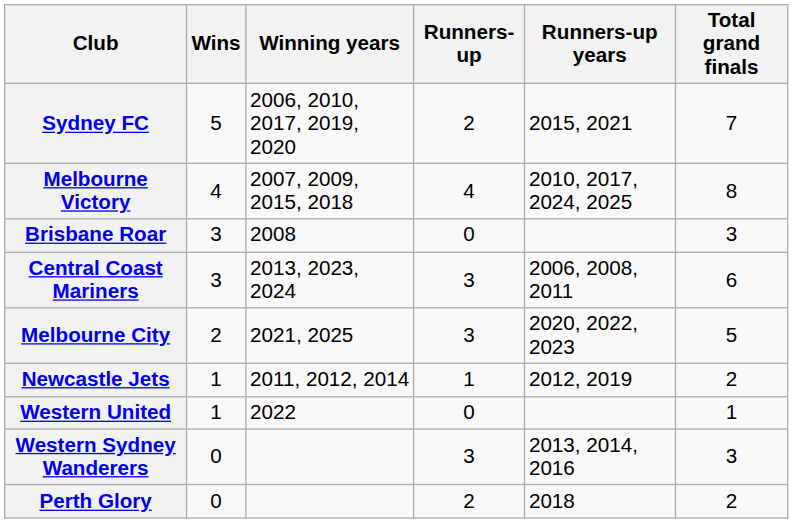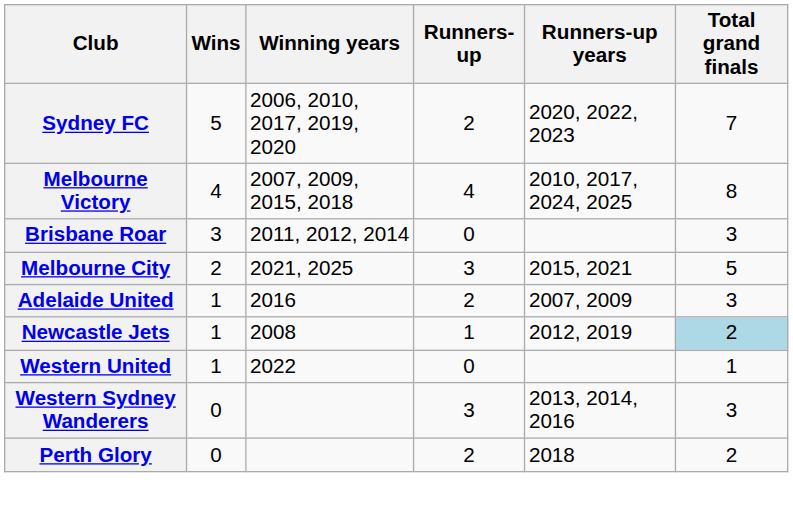(581, 123) 2015, 2021 -> (583, 123) 2020, 2022, 2023
(273, 235) 2008 -> (330, 235) 2011, 2012, 2014
- row: (96, 279)
(583, 335) 2020, 2022, 2023 -> (581, 267) 2015, 2021
+ row: (96, 300)
(330, 379) 2011, 2012, 2014 -> (273, 333) 2008
(732, 379) no background -> (732, 333) lightblue background
